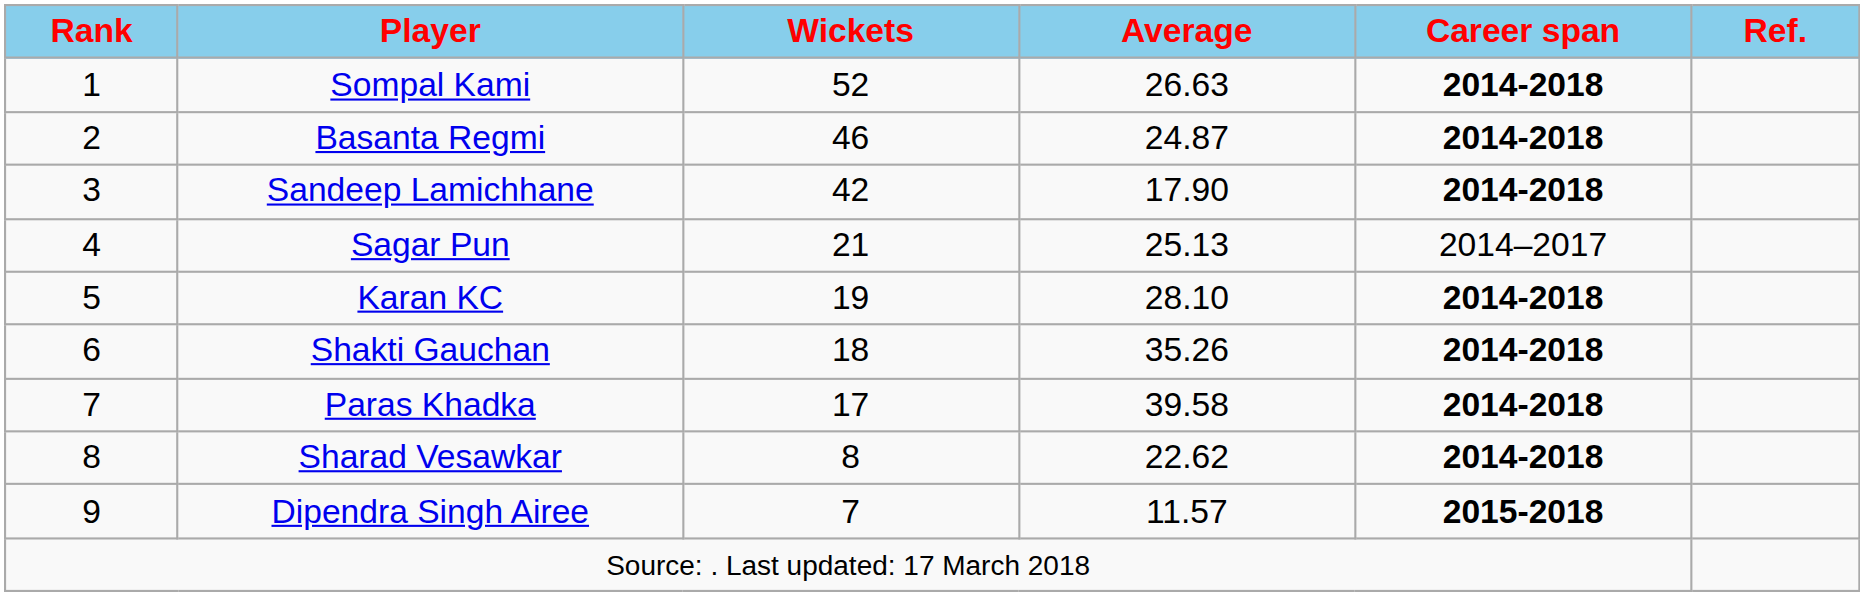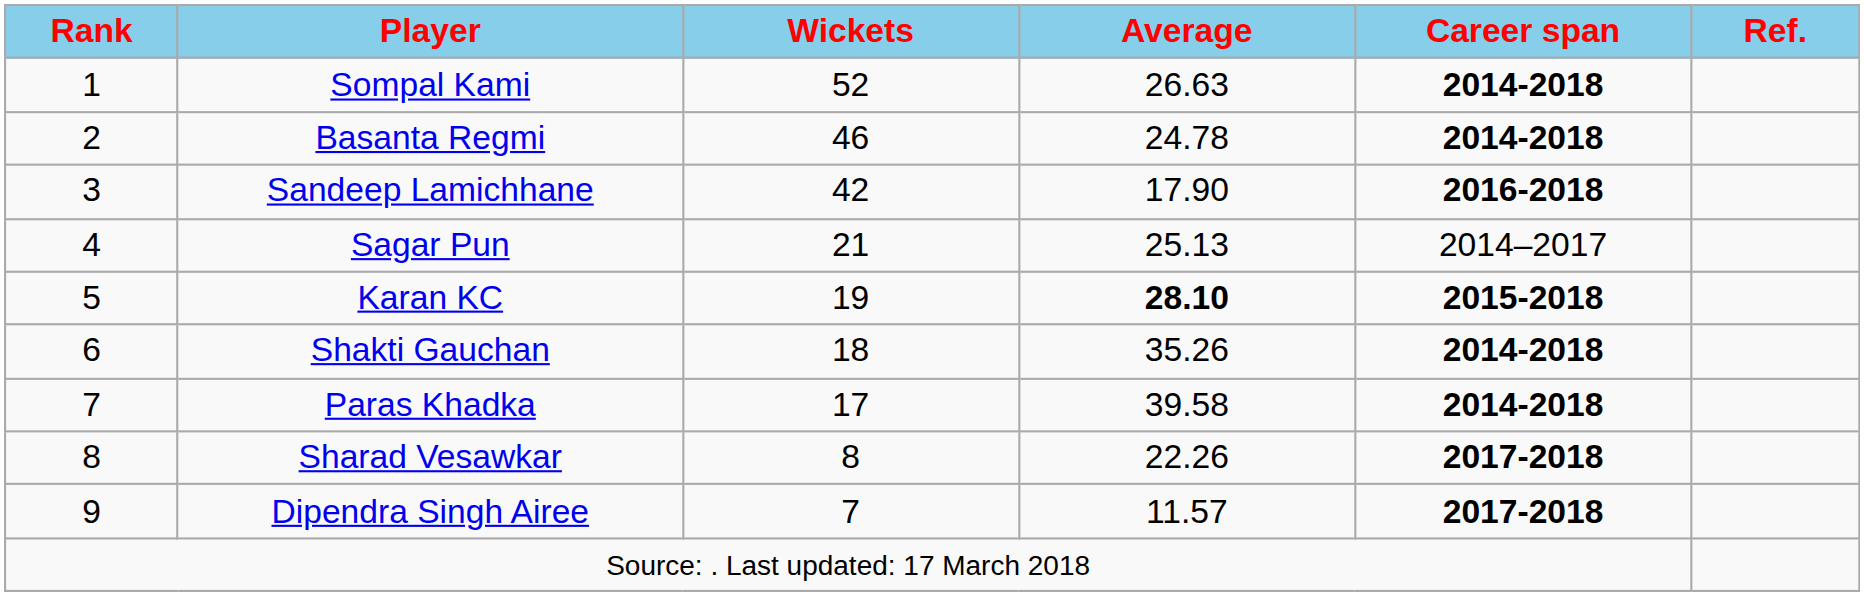(1187, 137) 24.87 -> (1187, 137) 24.78
(1523, 191) 2014-2018 -> (1523, 191) 2016-2018
(1187, 297) normal -> (1187, 297) bold
(1523, 297) 2014-2018 -> (1523, 297) 2015-2018
(1187, 457) 22.62 -> (1187, 457) 22.26
(1523, 457) 2014-2018 -> (1523, 457) 2017-2018
(1523, 510) 2015-2018 -> (1523, 510) 2017-2018
